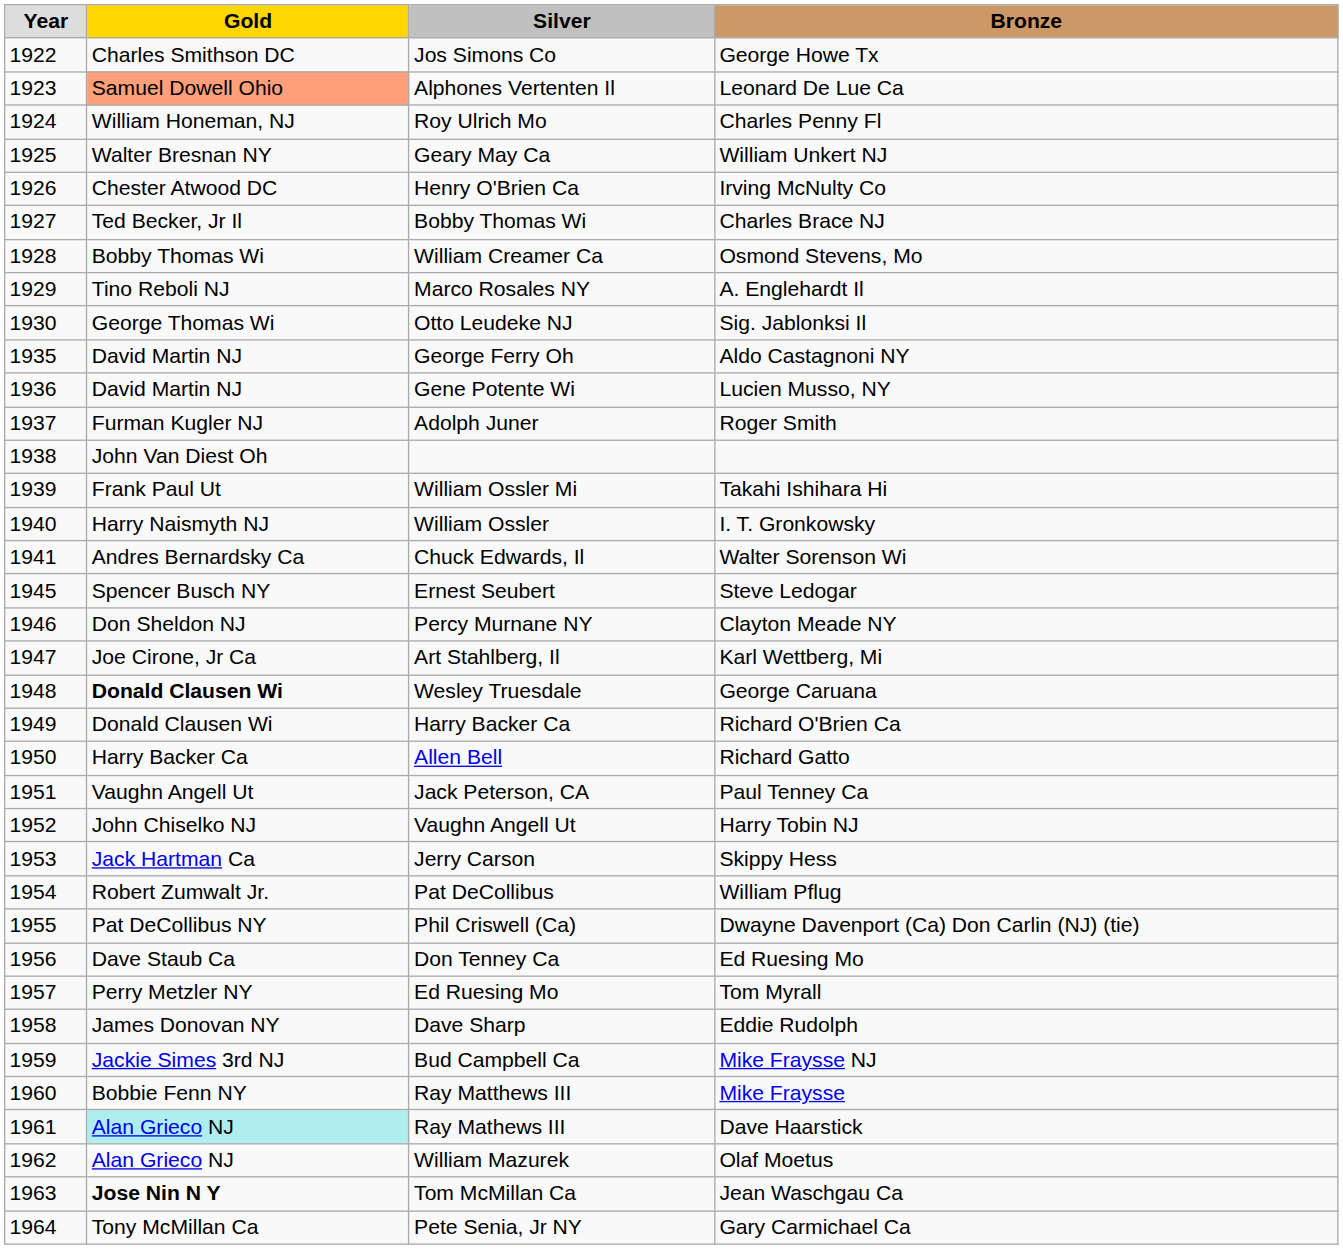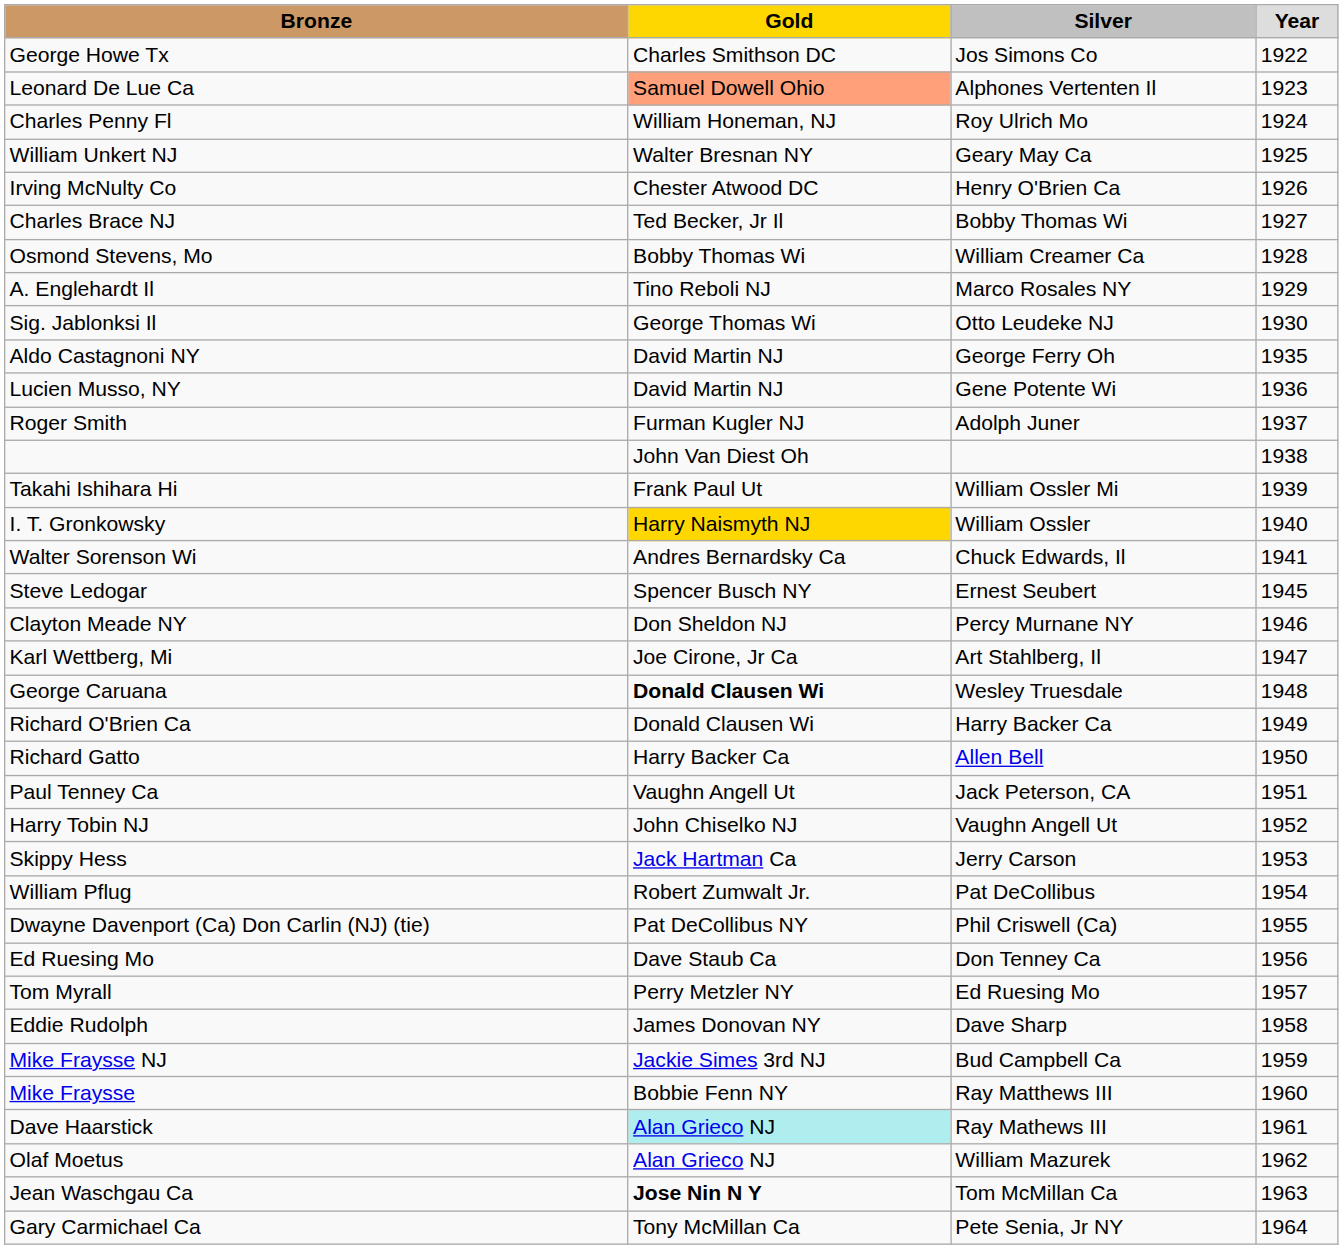columns swapped: (46, 21) <-> (1026, 21)
(180, 523) no background -> (722, 523) gold background
